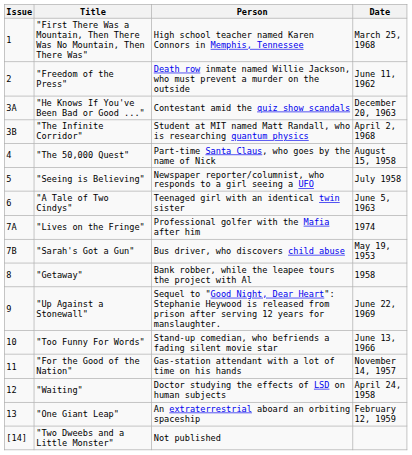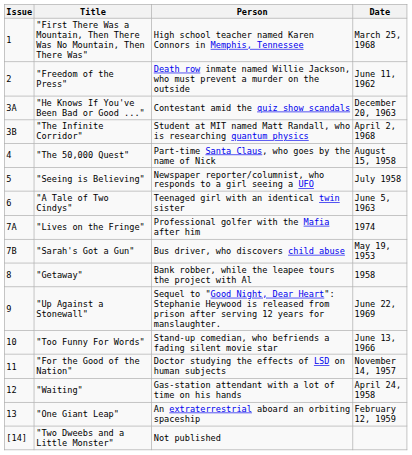(244, 366) Gas-station attendant with a lot of time on his hands -> (249, 366) Doctor studying the effects of LSD on human subjects
(249, 390) Doctor studying the effects of LSD on human subjects -> (244, 390) Gas-station attendant with a lot of time on his hands
